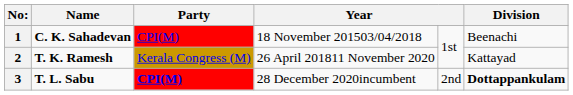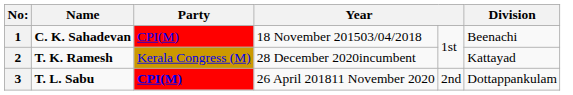(346, 57) 26 April 201811 November 2020 -> (336, 57) 28 December 2020incumbent
(336, 79) 28 December 2020incumbent -> (346, 79) 26 April 201811 November 2020
(516, 79) bold -> (512, 79) normal
